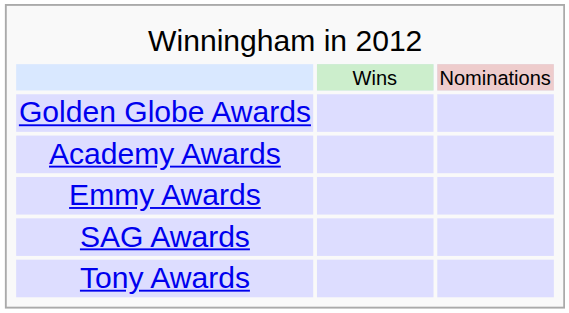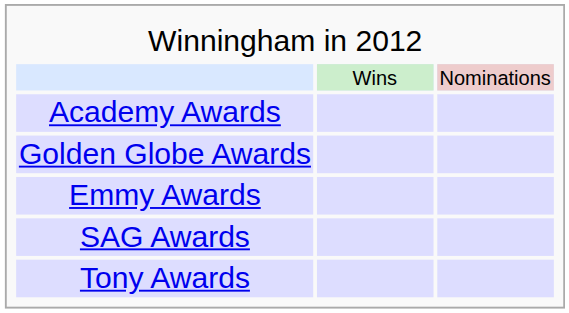rows swapped: (165, 154) <-> (165, 112)
